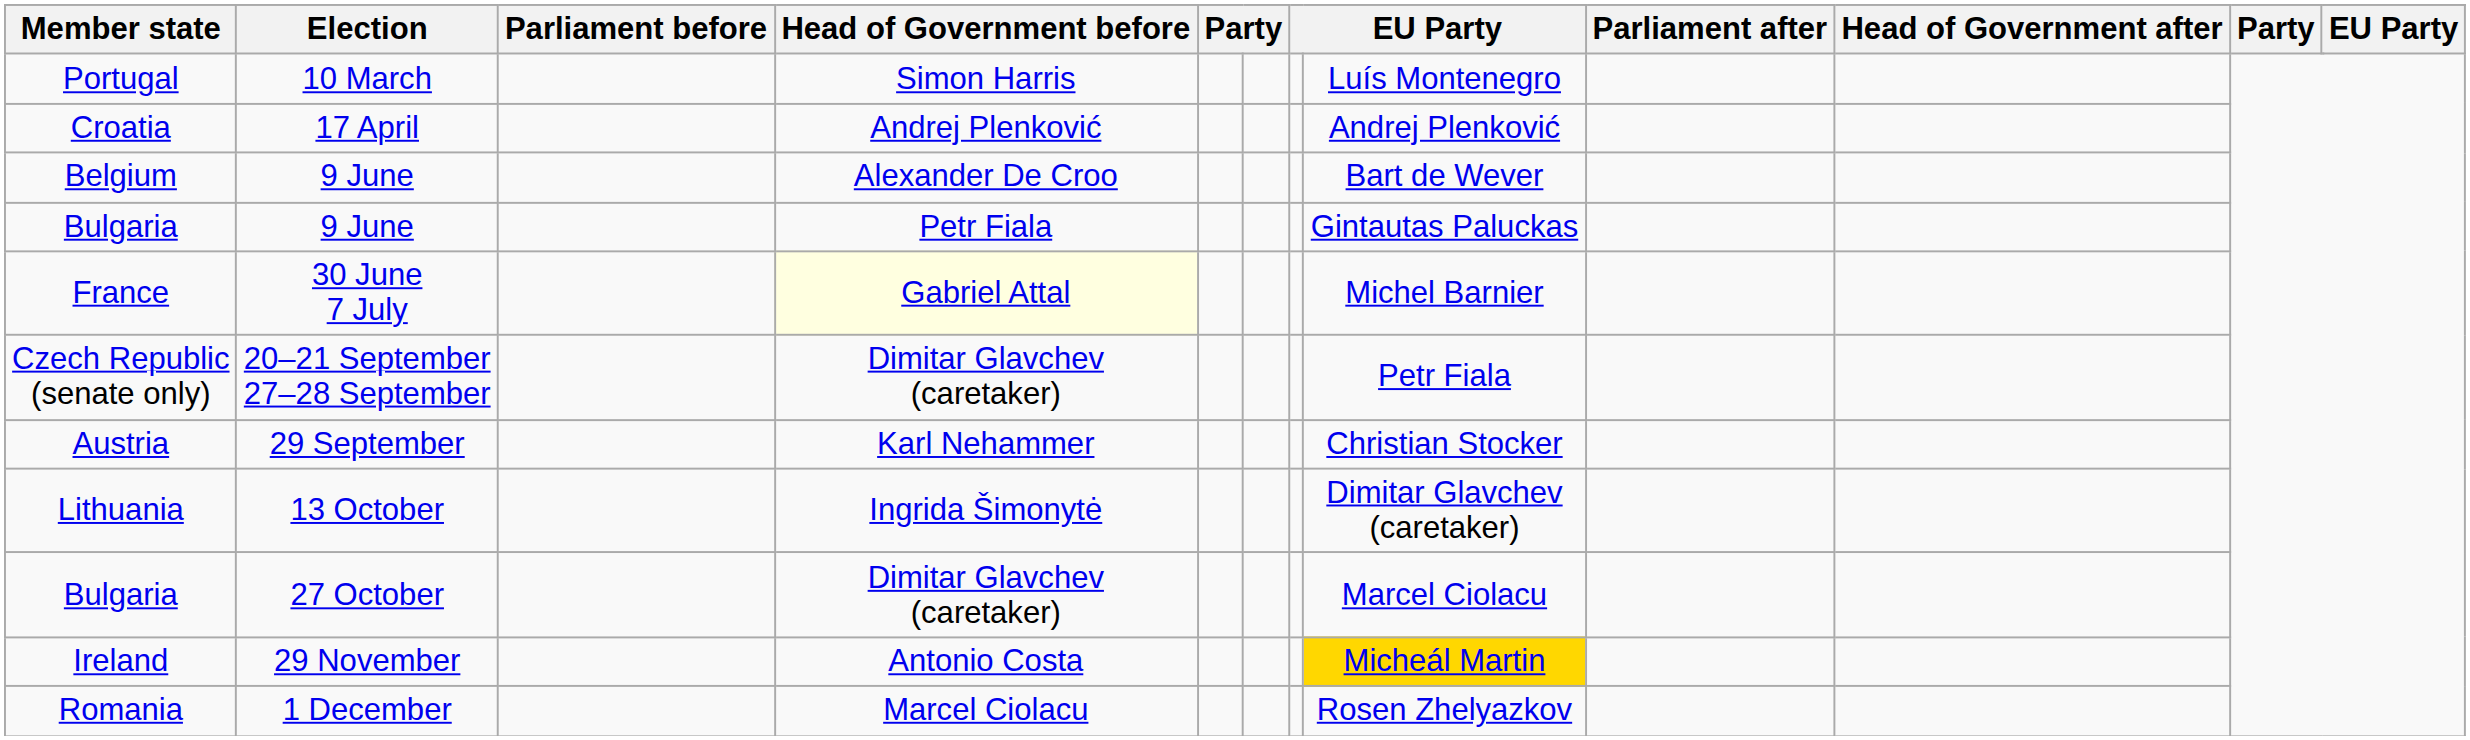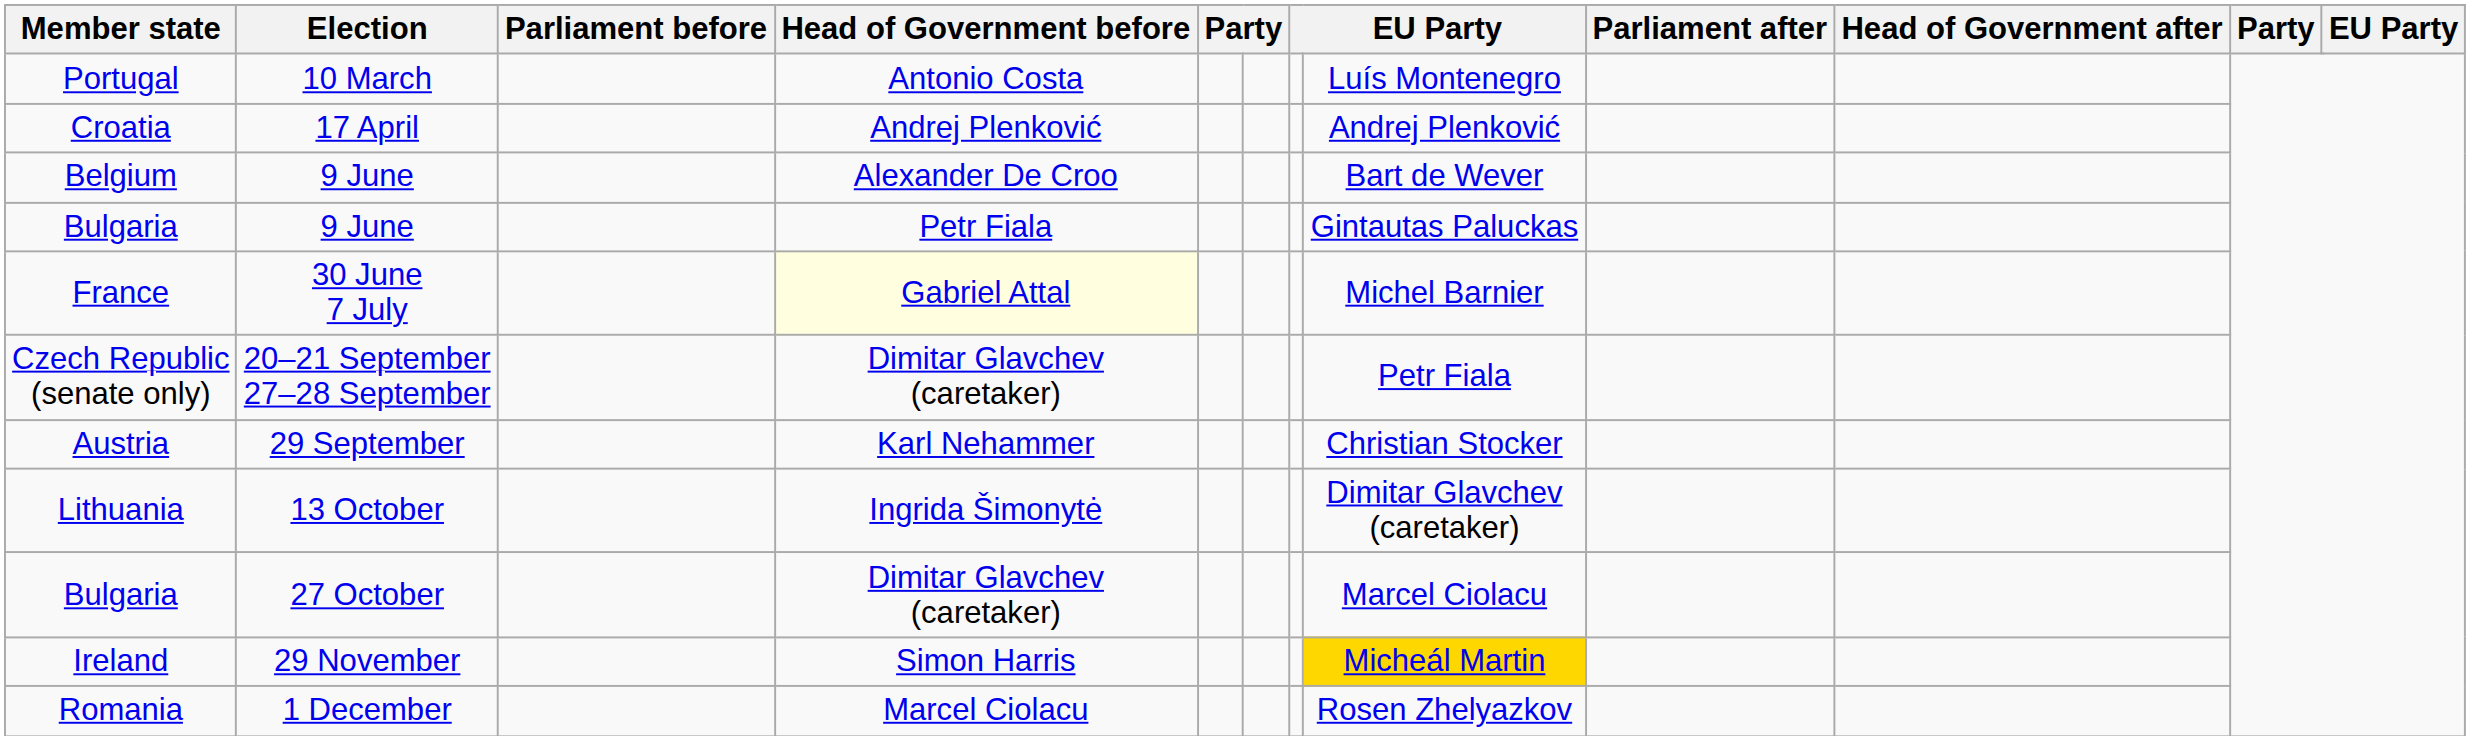(986, 78) Simon Harris -> (986, 78) Antonio Costa
(986, 661) Antonio Costa -> (986, 661) Simon Harris
